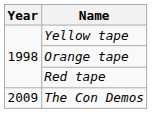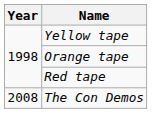(23, 98) 2009 -> (23, 98) 2008
